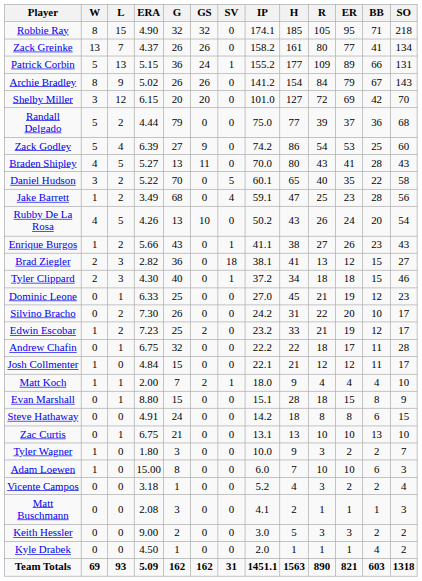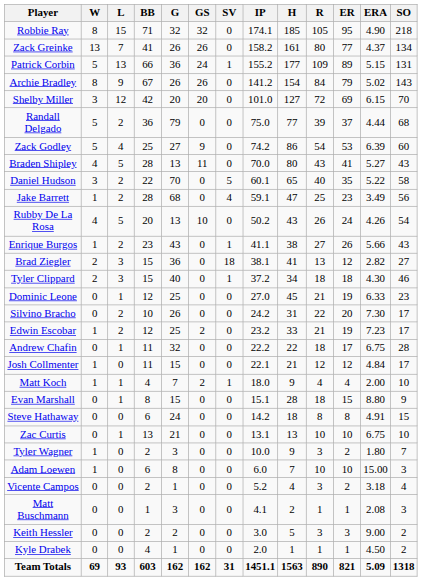columns swapped: (149, 13) <-> (377, 13)
